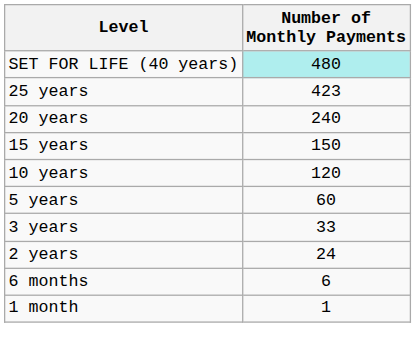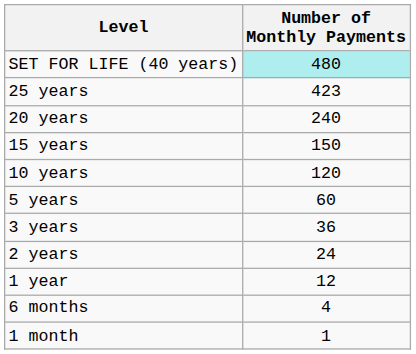(326, 227) 33 -> (326, 227) 36
+ row: (39, 281)
(326, 281) 6 -> (326, 309) 4
